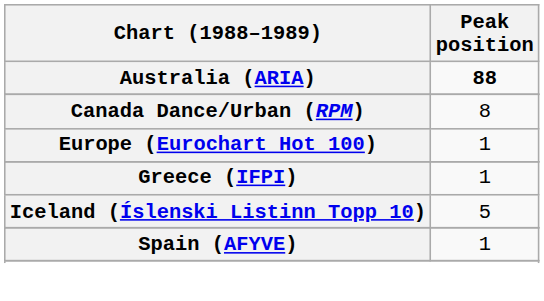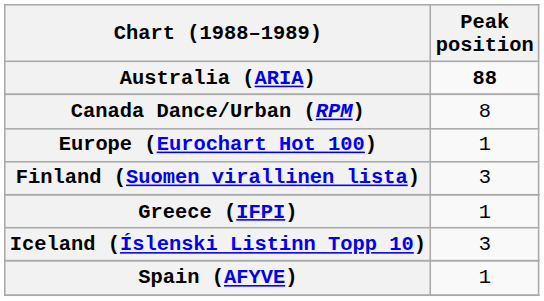+ row: (218, 178)
(485, 211) 5 -> (485, 245) 3
